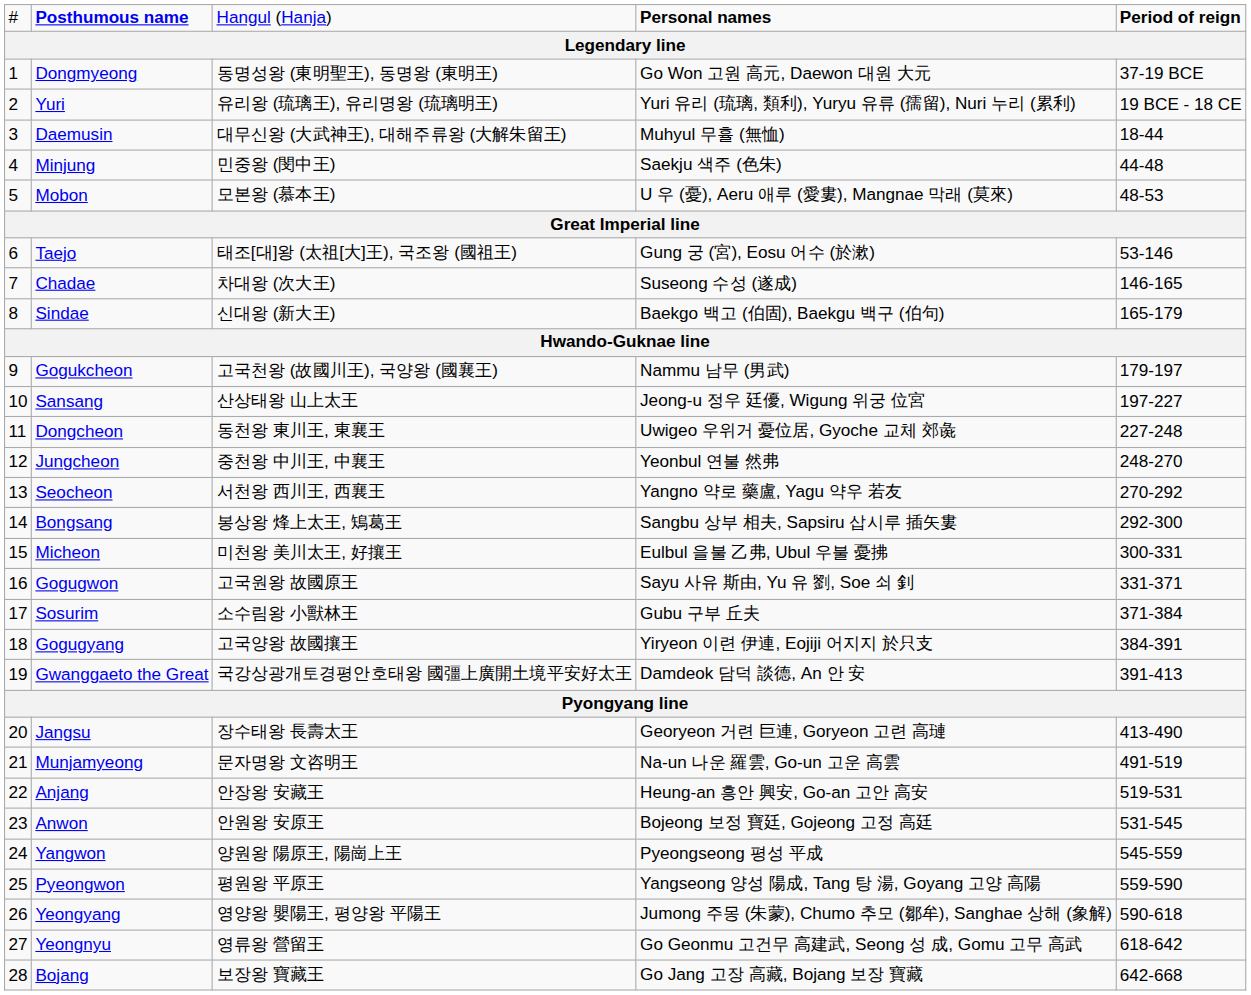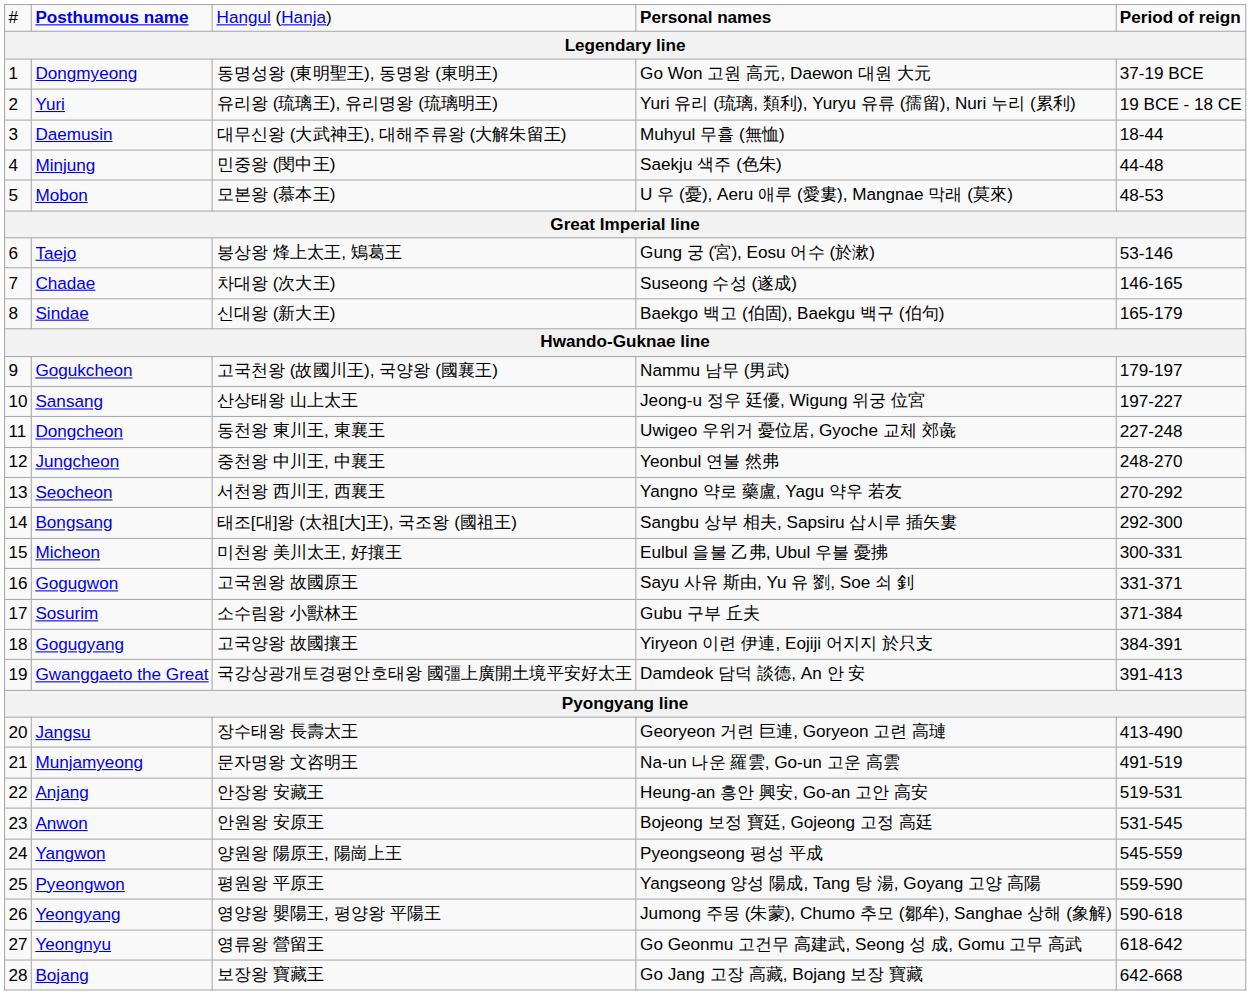(367, 252) 태조[대]왕 (太祖[大]王), 국조왕 (國祖王) -> (309, 252) 봉상왕 烽上太王, 鴙葛王
(309, 522) 봉상왕 烽上太王, 鴙葛王 -> (367, 522) 태조[대]왕 (太祖[大]王), 국조왕 (國祖王)
